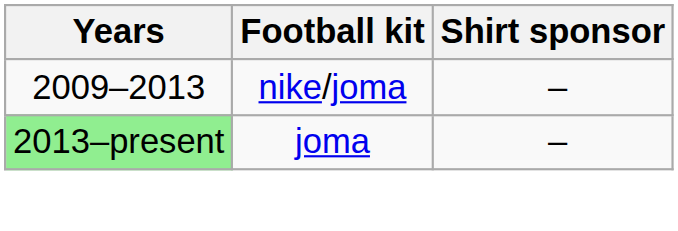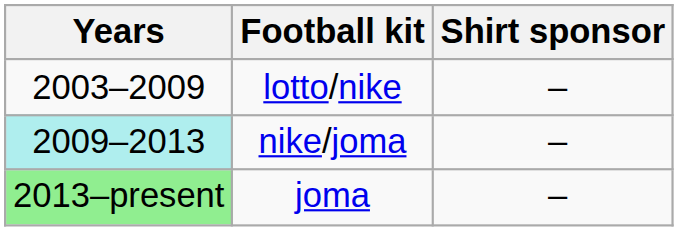+ row: (332, 86)
(119, 86) no background -> (119, 141) paleturquoise background
